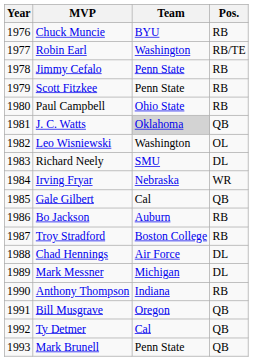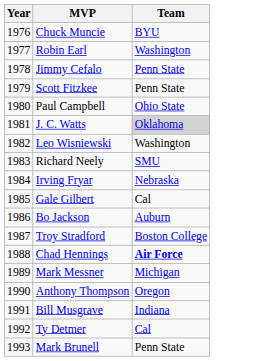- column: (229, 13)
(157, 254) normal -> (159, 254) bold
(152, 291) Indiana -> (152, 291) Oregon
(152, 310) Oregon -> (152, 310) Indiana
